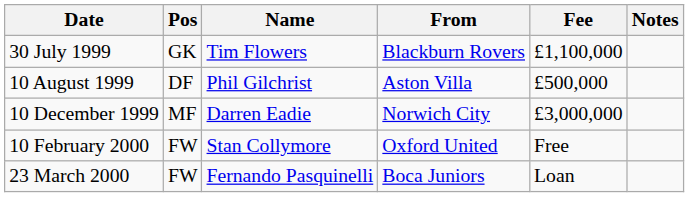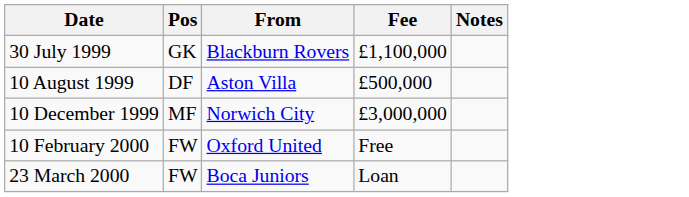- column: (290, 20)
